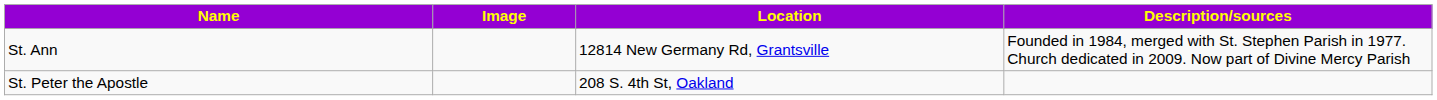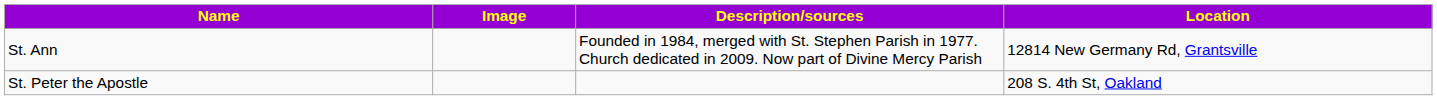columns swapped: (790, 16) <-> (1218, 16)
